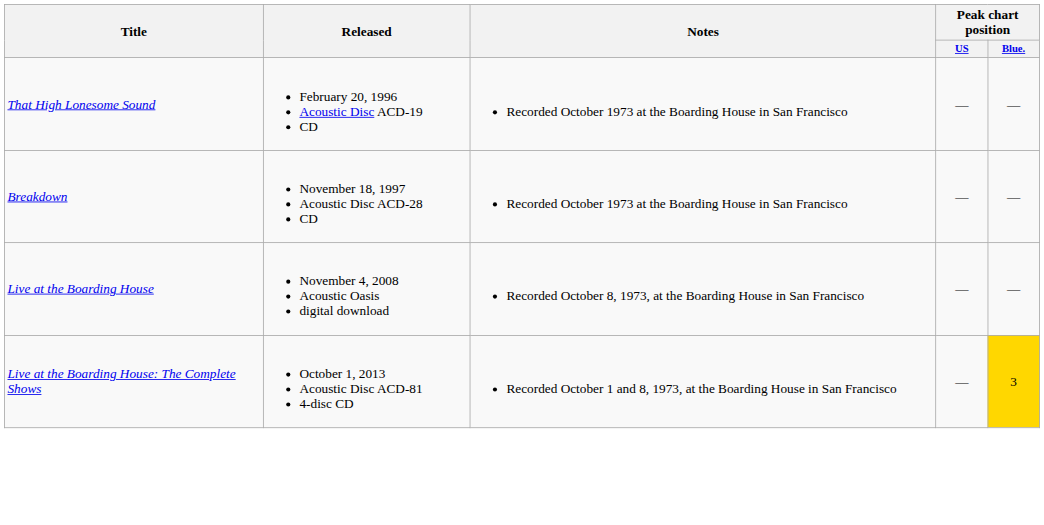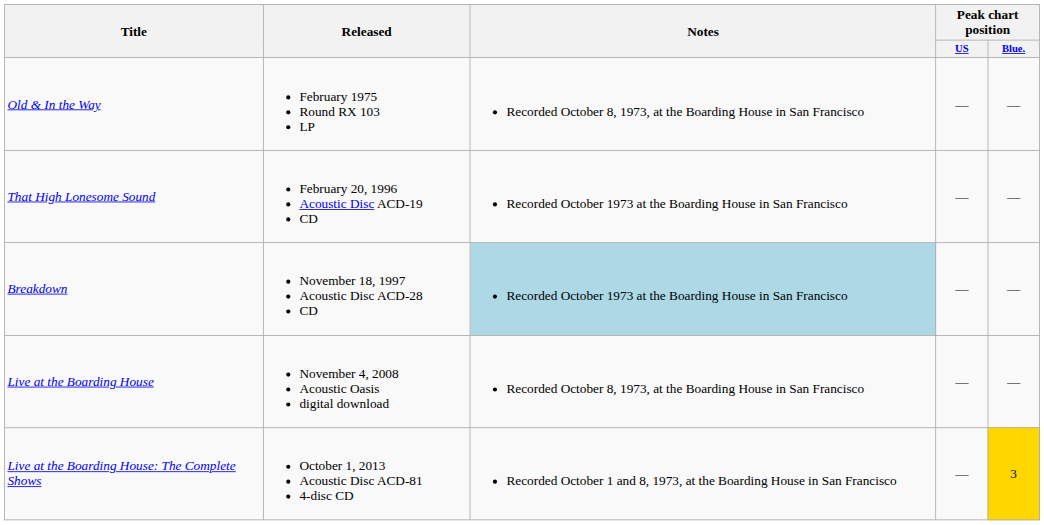+ row: (54, 104)
(703, 204) no background -> (703, 296) lightblue background
